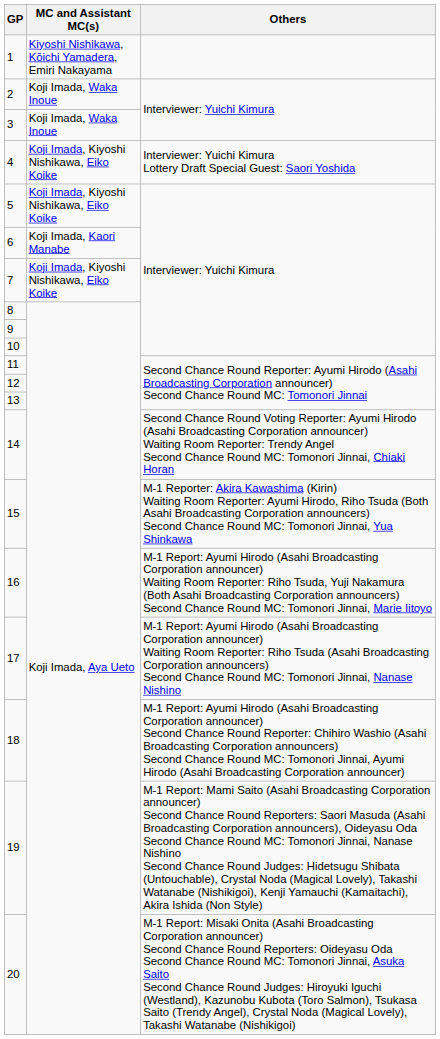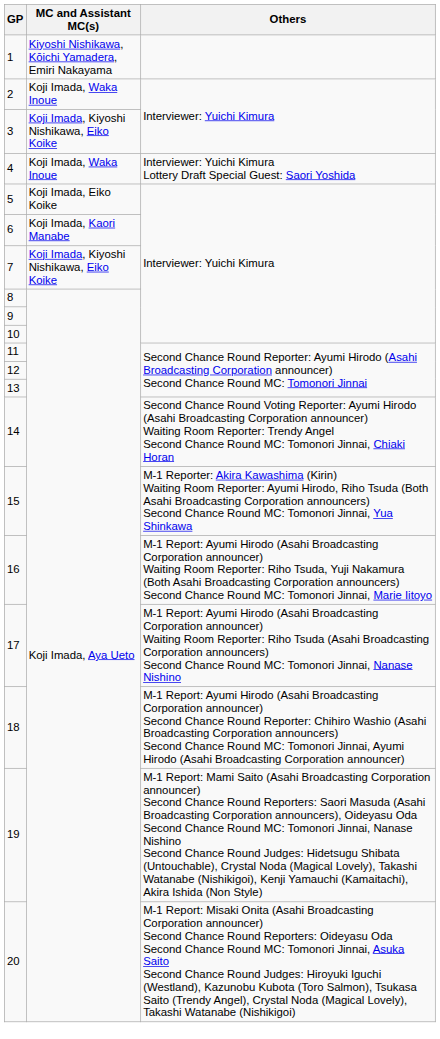(73, 125) Koji Imada, Waka Inoue -> (77, 131) Koji Imada, Kiyoshi Nishikawa, Eiko Koike
(77, 162) Koji Imada, Kiyoshi Nishikawa, Eiko Koike -> (73, 168) Koji Imada, Waka Inoue
(77, 205) Koji Imada, Kiyoshi Nishikawa, Eiko Koike -> (70, 199) Koji Imada, Eiko Koike
